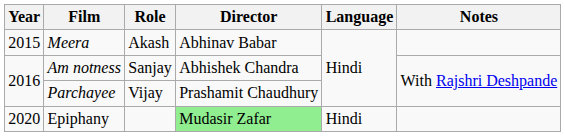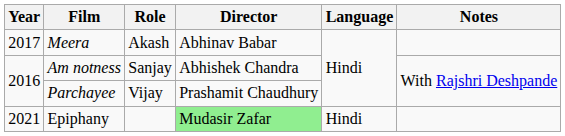(24, 42) 2015 -> (24, 42) 2017
(24, 118) 2020 -> (24, 118) 2021
